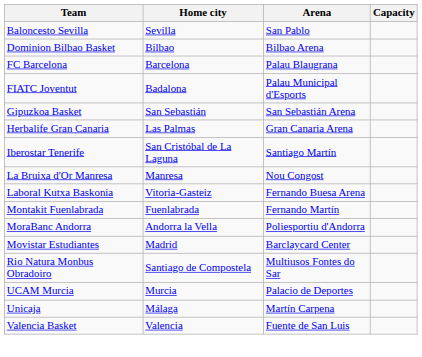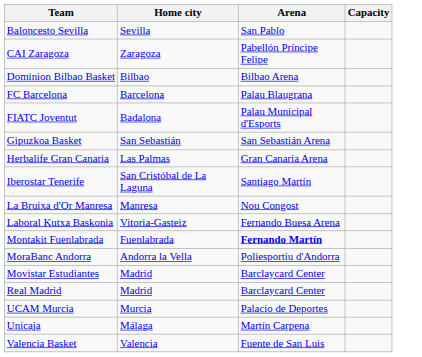+ row: (38, 53)
(303, 210) normal -> (281, 239) bold
+ row: (34, 291)
- row: (50, 268)
